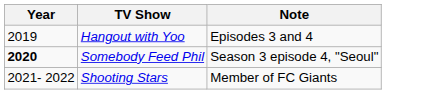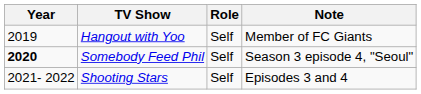+ column: (225, 15)
(262, 36) Episodes 3 and 4 -> (309, 36) Member of FC Giants
(274, 78) Member of FC Giants -> (296, 78) Episodes 3 and 4
